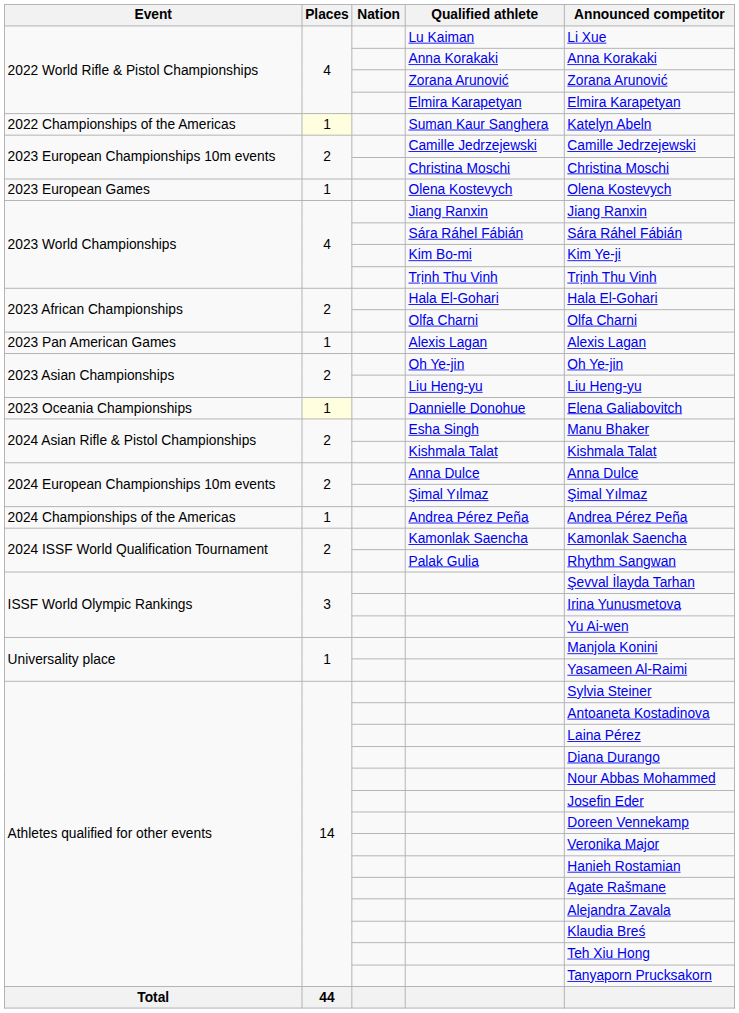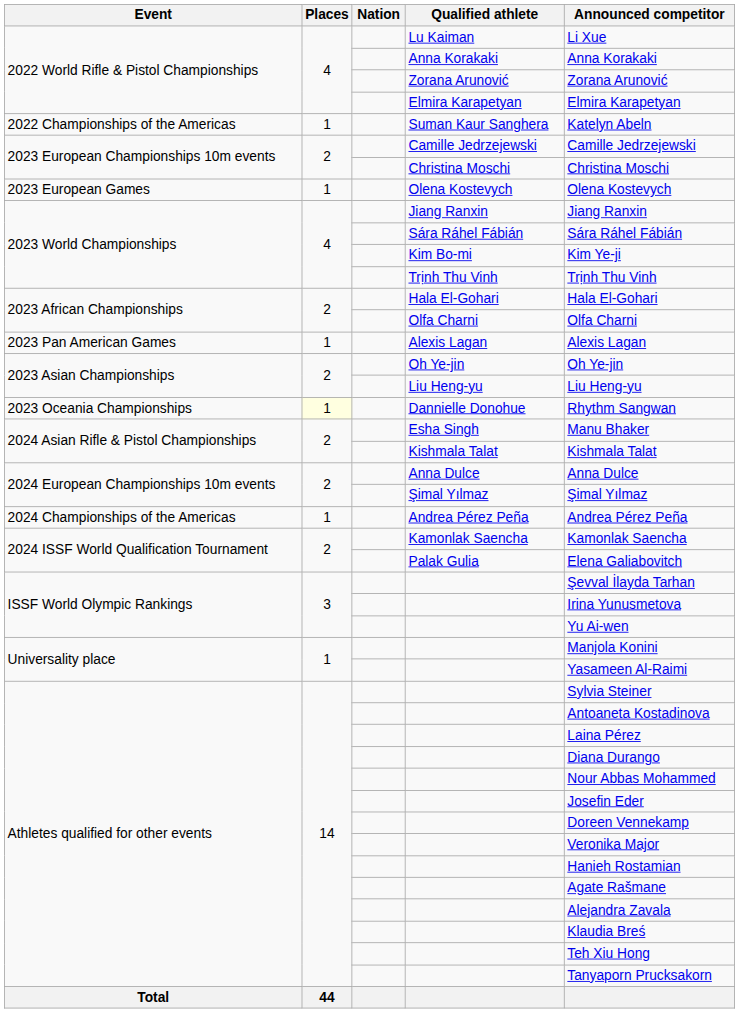(327, 124) lightyellow background -> (327, 124) no background
(625, 408) Elena Galiabovitch -> (622, 408) Rhythm Sangwan
(622, 560) Rhythm Sangwan -> (625, 560) Elena Galiabovitch
